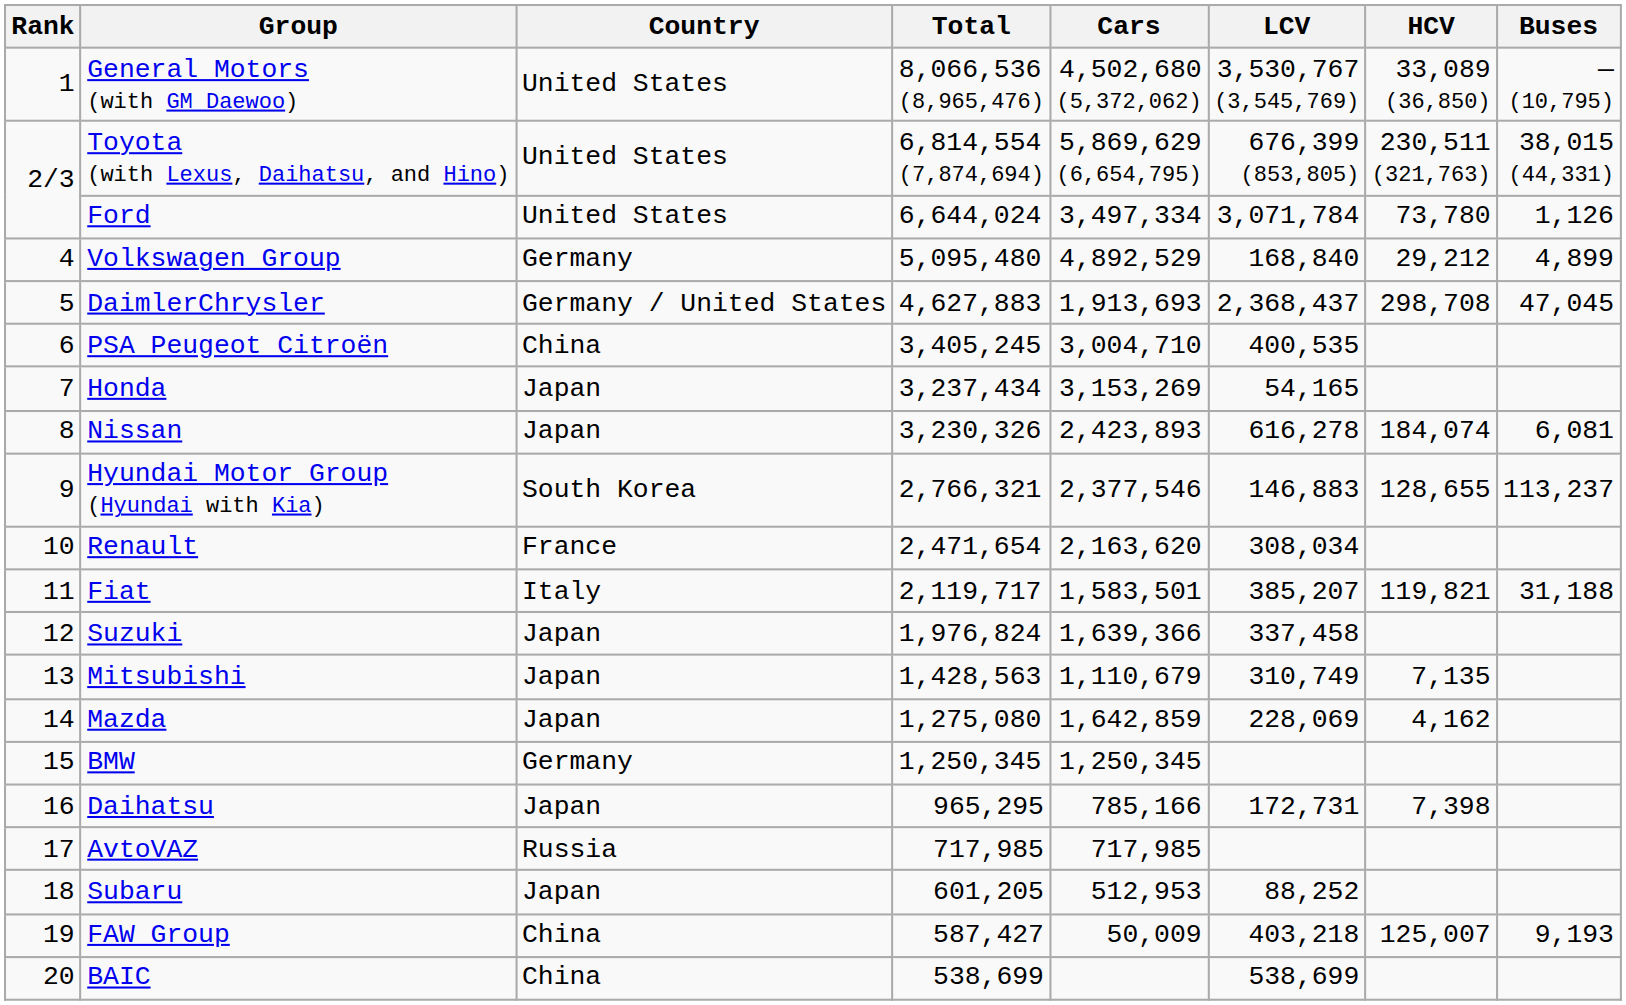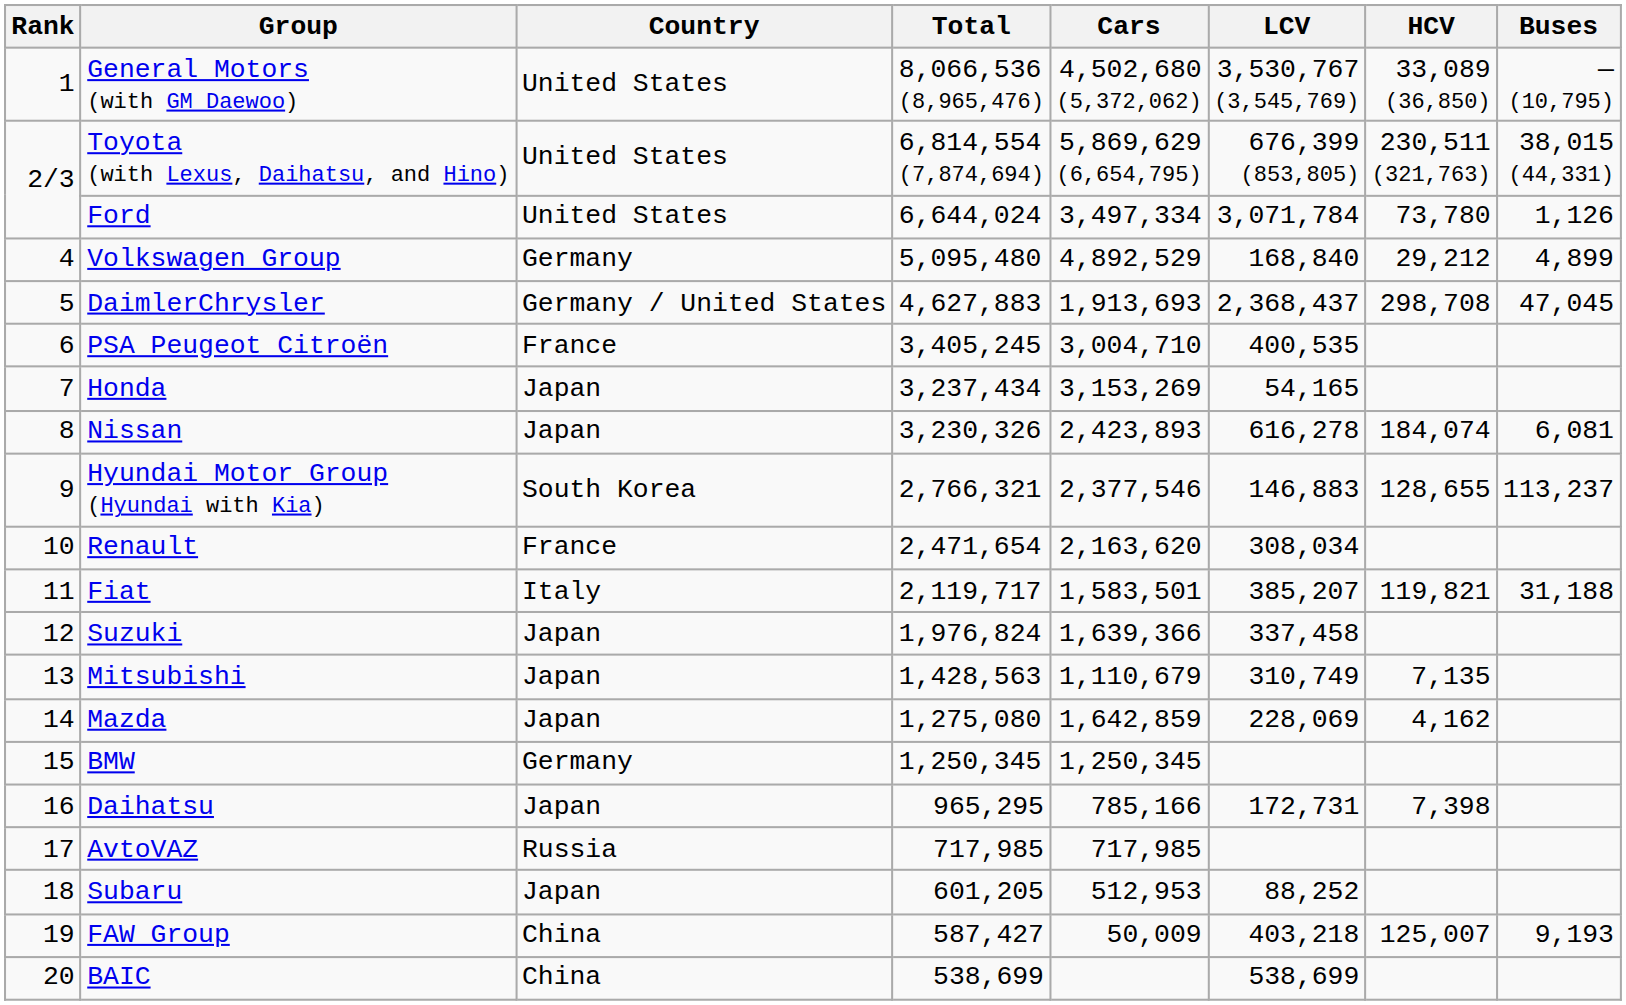(562, 345) China -> (570, 345) France
